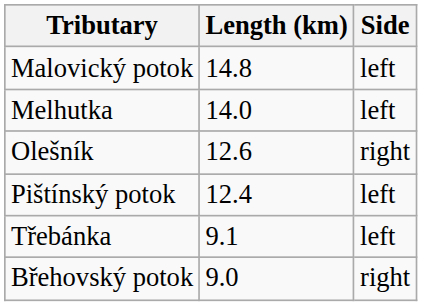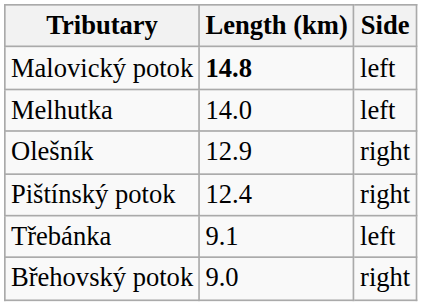(229, 67) normal -> (229, 67) bold
(229, 151) 12.6 -> (229, 151) 12.9
(378, 194) left -> (385, 194) right
